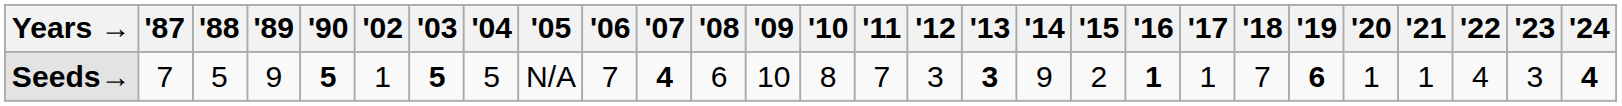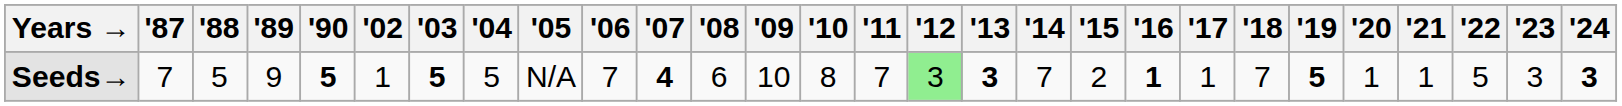(935, 76) no background -> (935, 76) lightgreen background
(1044, 76) 9 -> (1044, 76) 7
(1317, 76) 6 -> (1317, 76) 5
(1480, 76) 4 -> (1480, 76) 5
(1589, 76) 4 -> (1589, 76) 3
